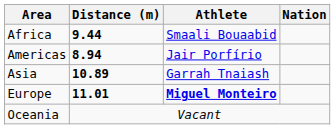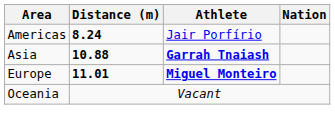- row: (29, 34)
(87, 54) 8.94 -> (87, 34) 8.24
(90, 74) 10.89 -> (90, 54) 10.88
(218, 74) normal -> (218, 54) bold
